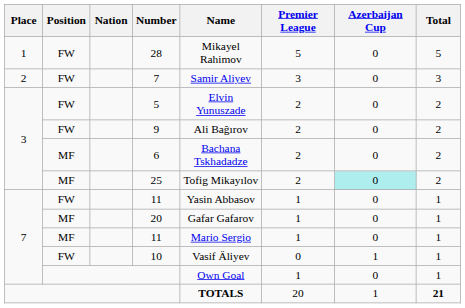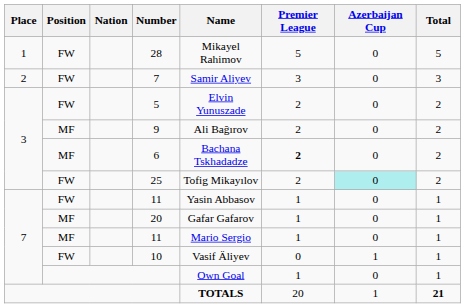(66, 129) FW -> (66, 129) MF
(298, 155) normal -> (298, 155) bold
(66, 180) MF -> (66, 180) FW
